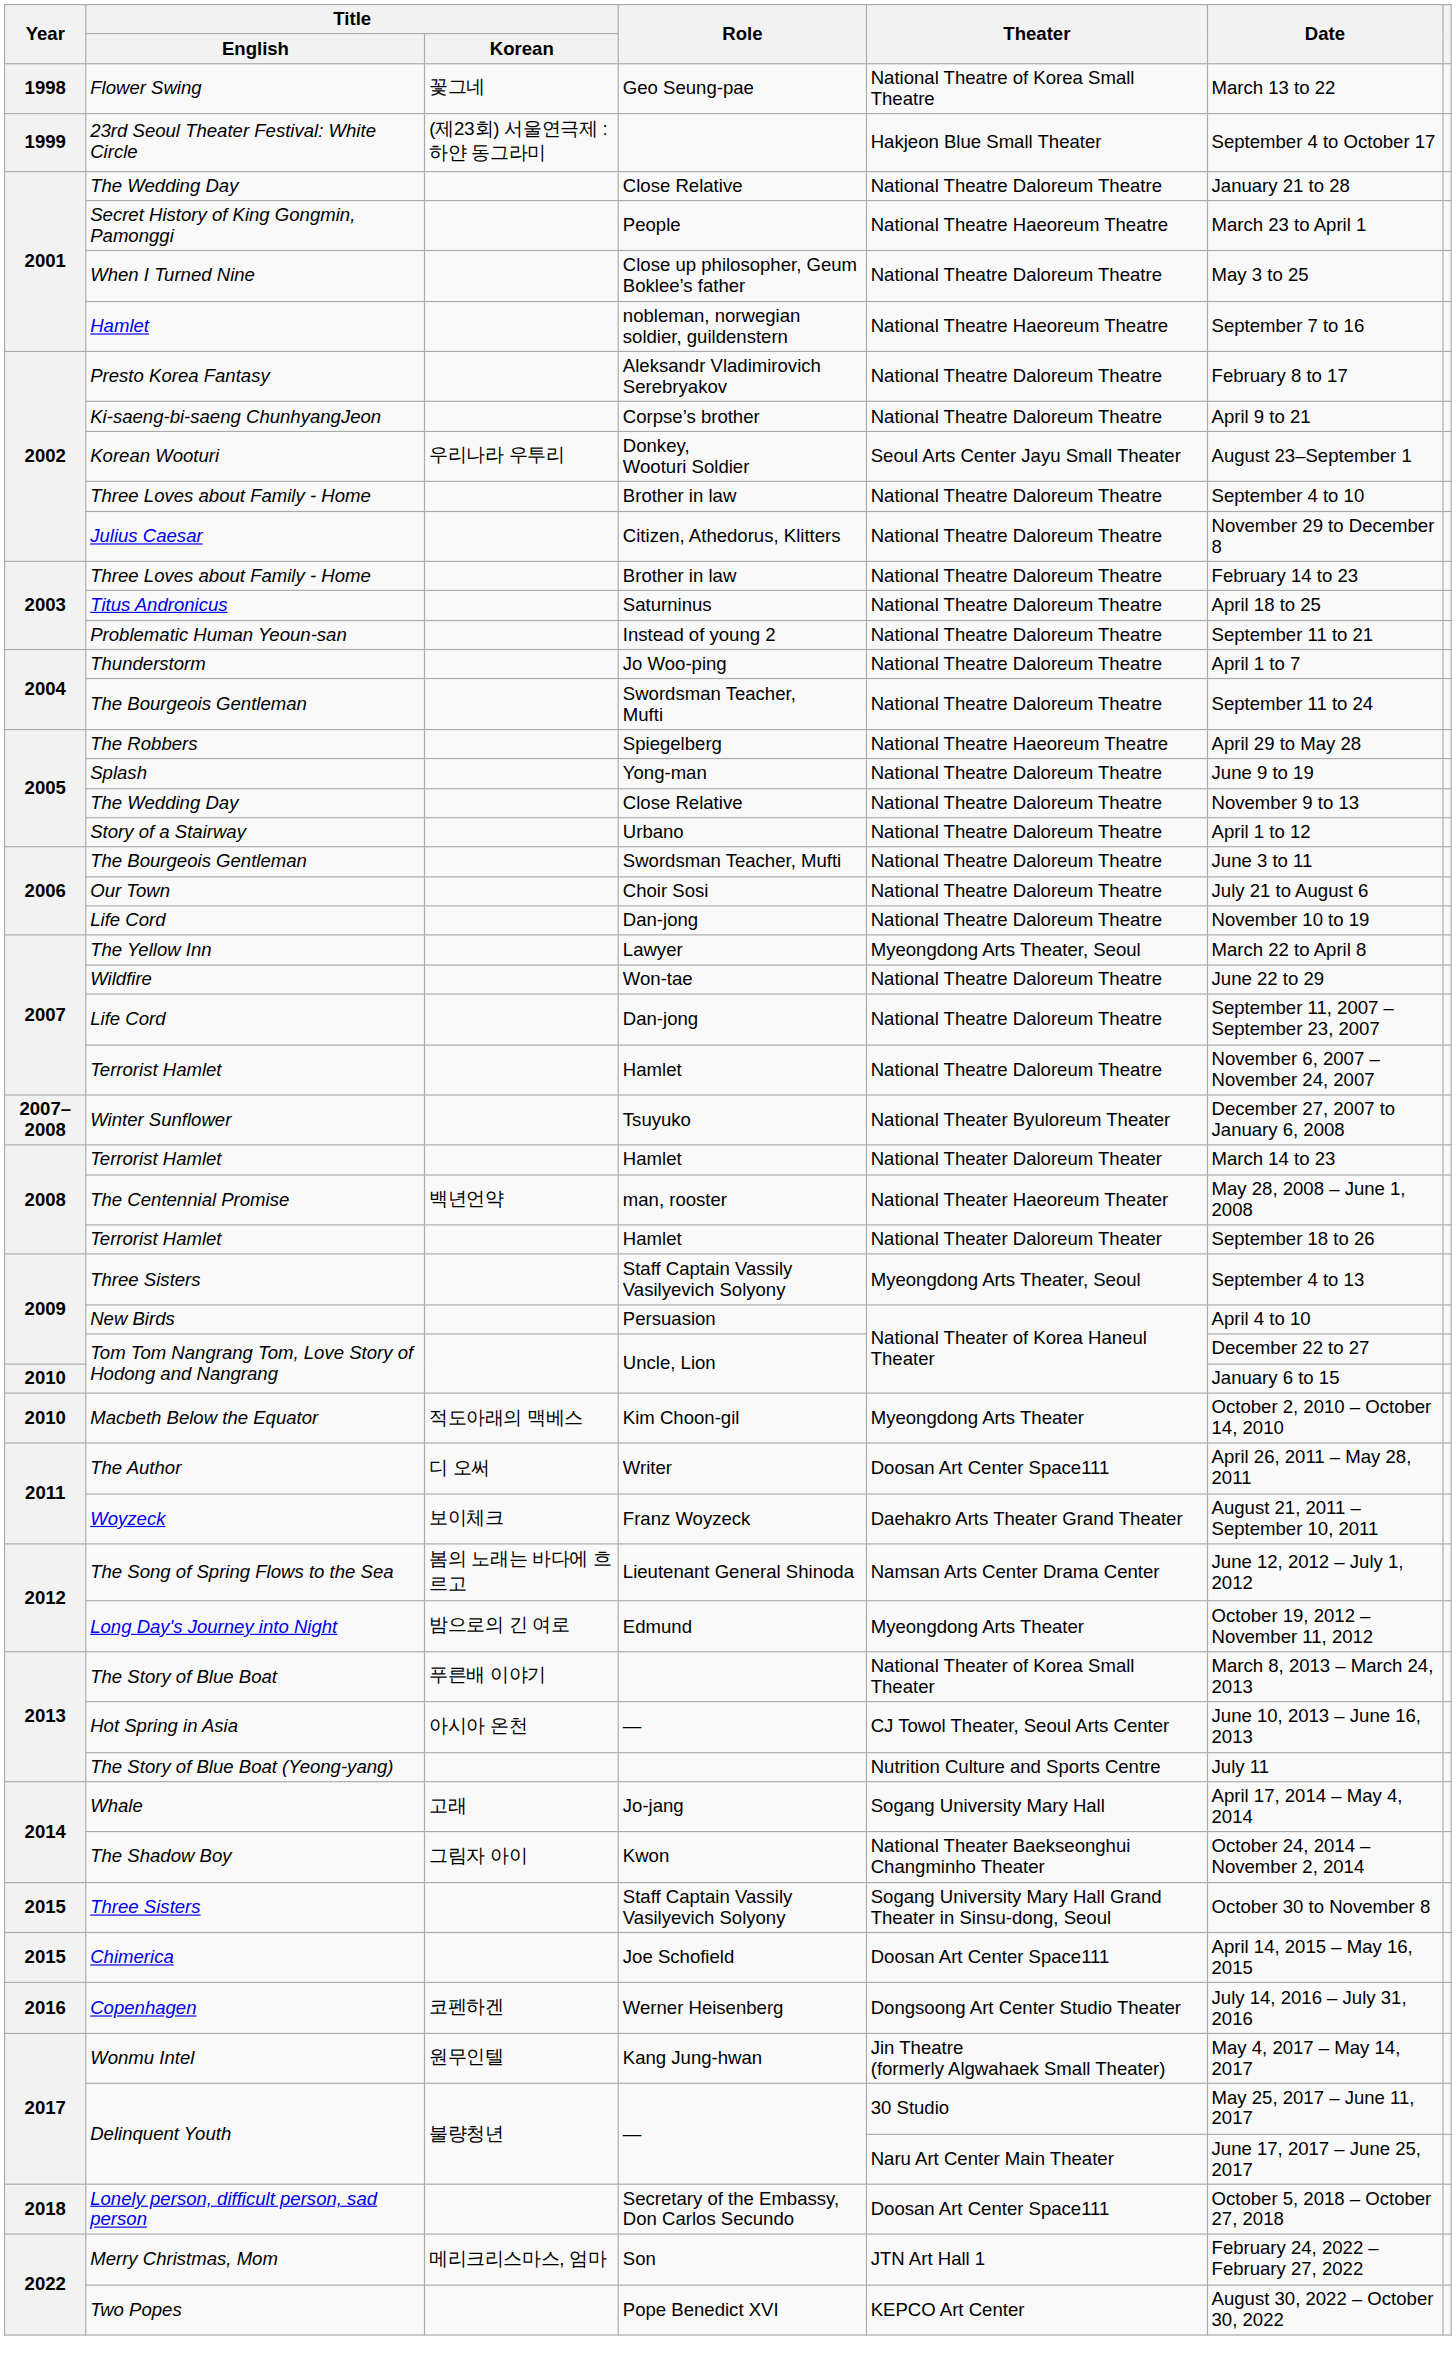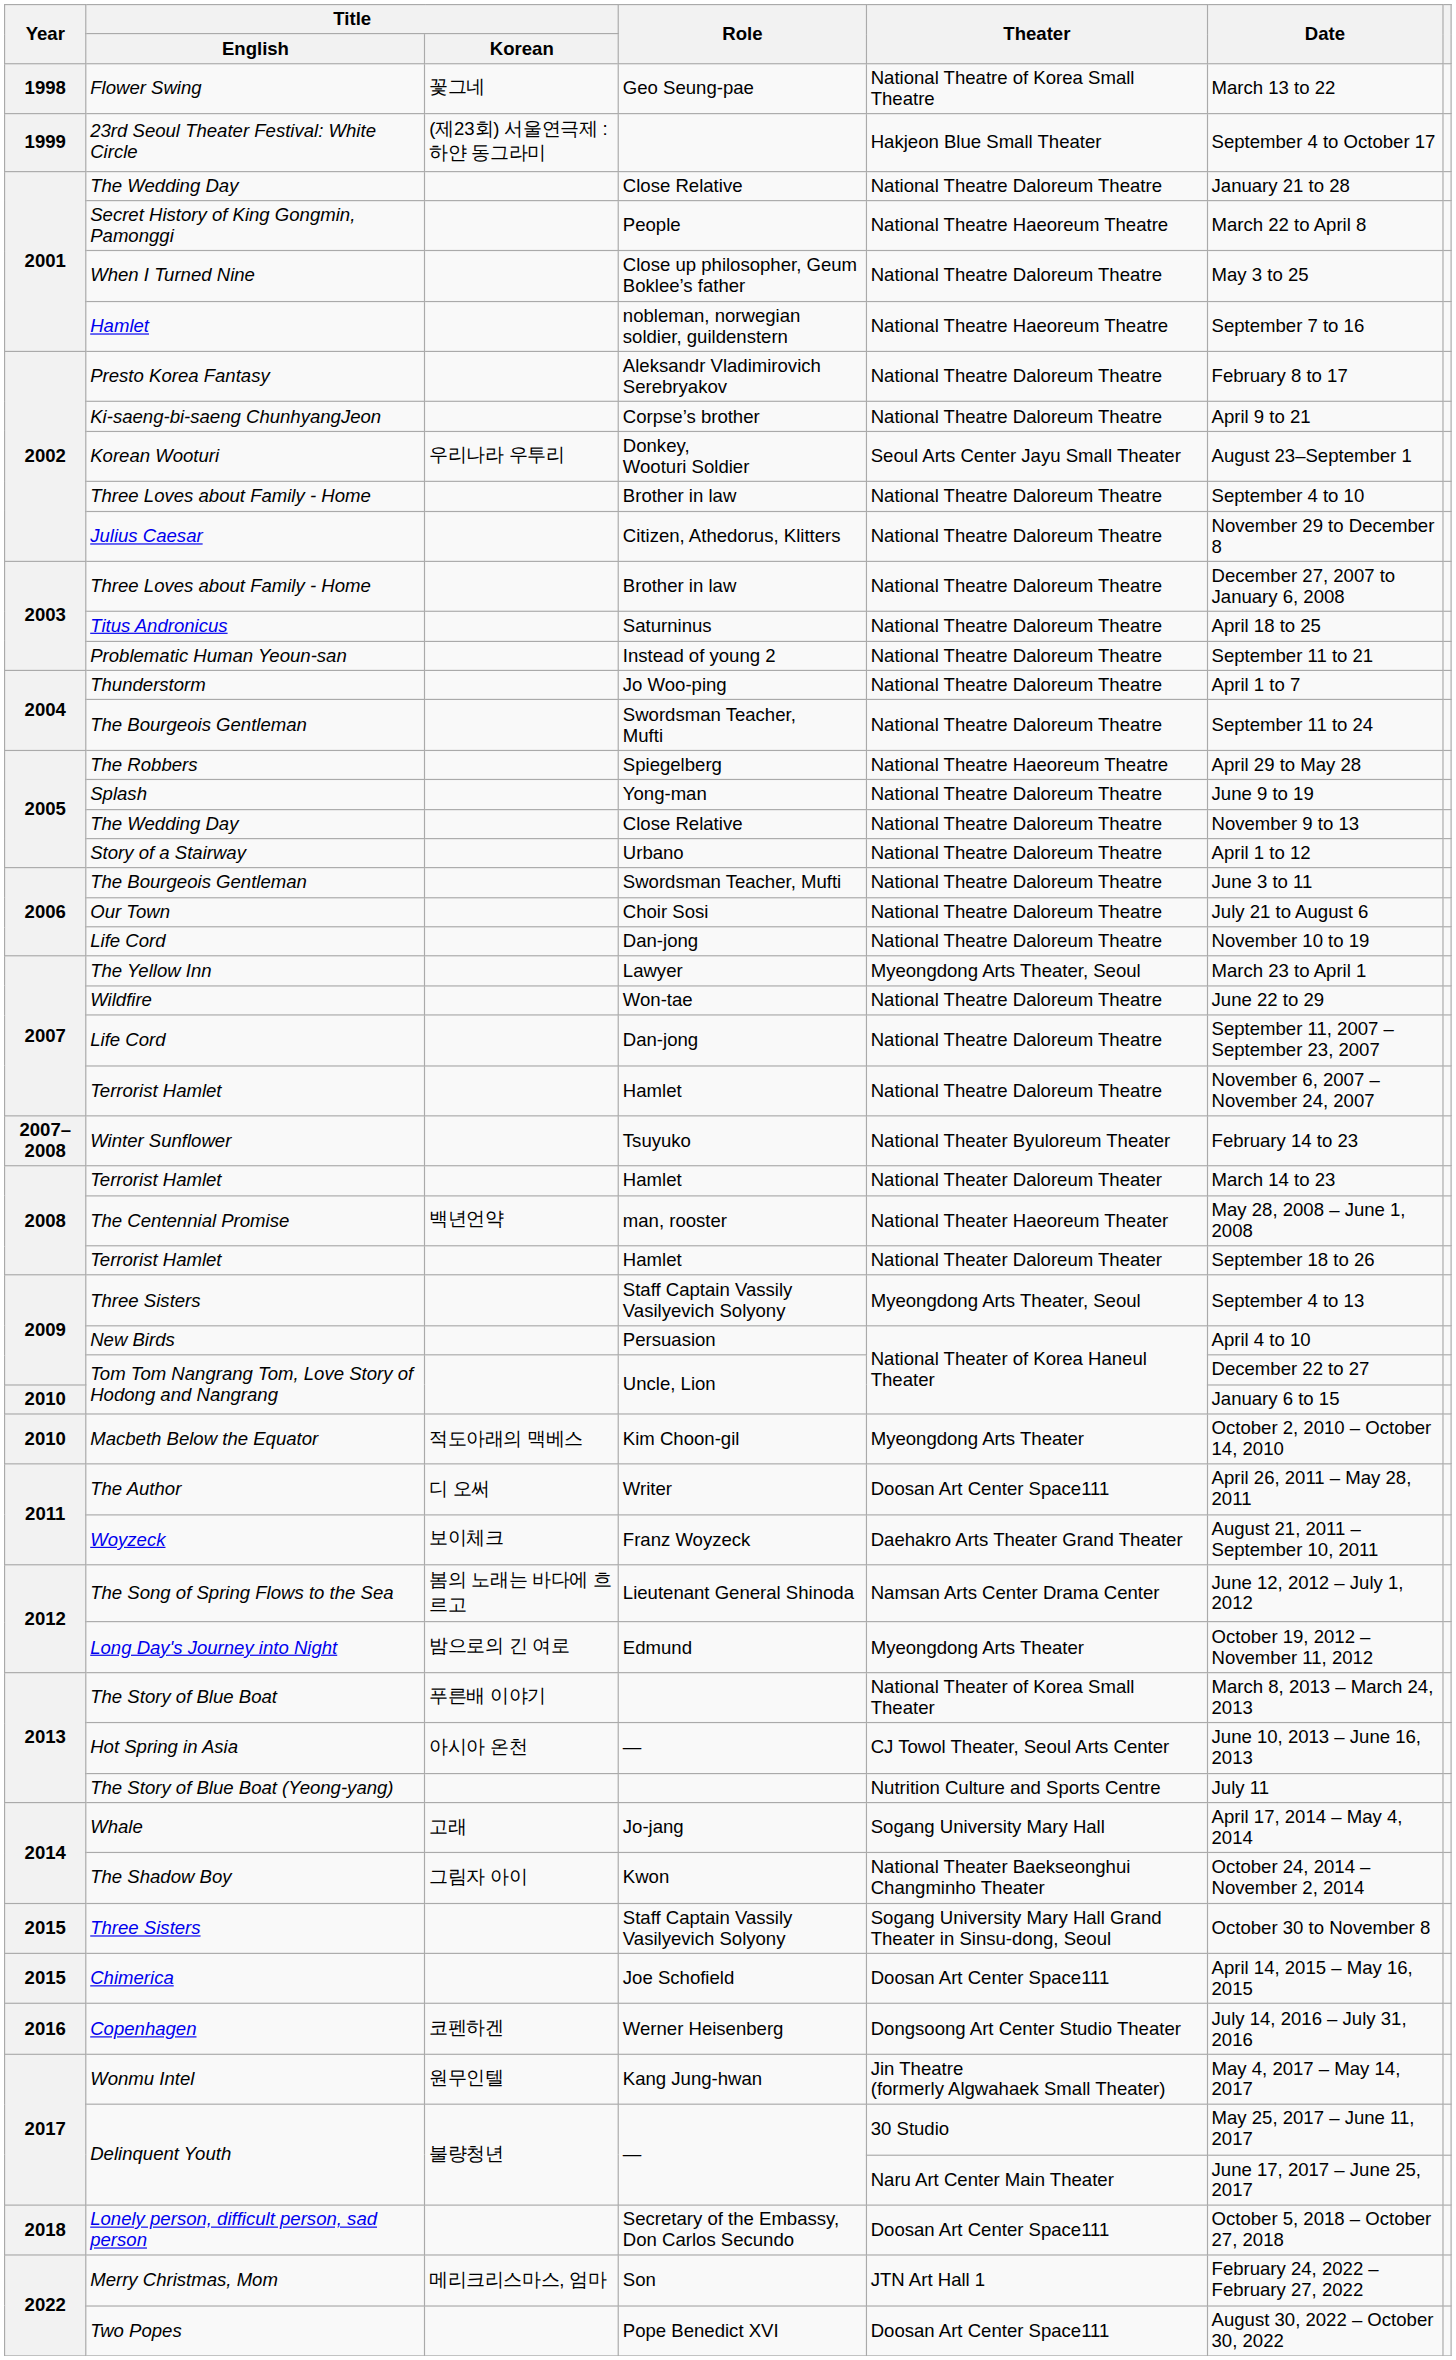(1289, 225) March 23 to April 1 -> (1289, 225) March 22 to April 8
(1285, 575) February 14 to 23 -> (1303, 586) December 27, 2007 to January 6, 2008
(1289, 949) March 22 to April 8 -> (1289, 970) March 23 to April 1
(1303, 1119) December 27, 2007 to January 6, 2008 -> (1285, 1140) February 14 to 23
(948, 2309) KEPCO Art Center -> (990, 2330) Doosan Art Center Space111
